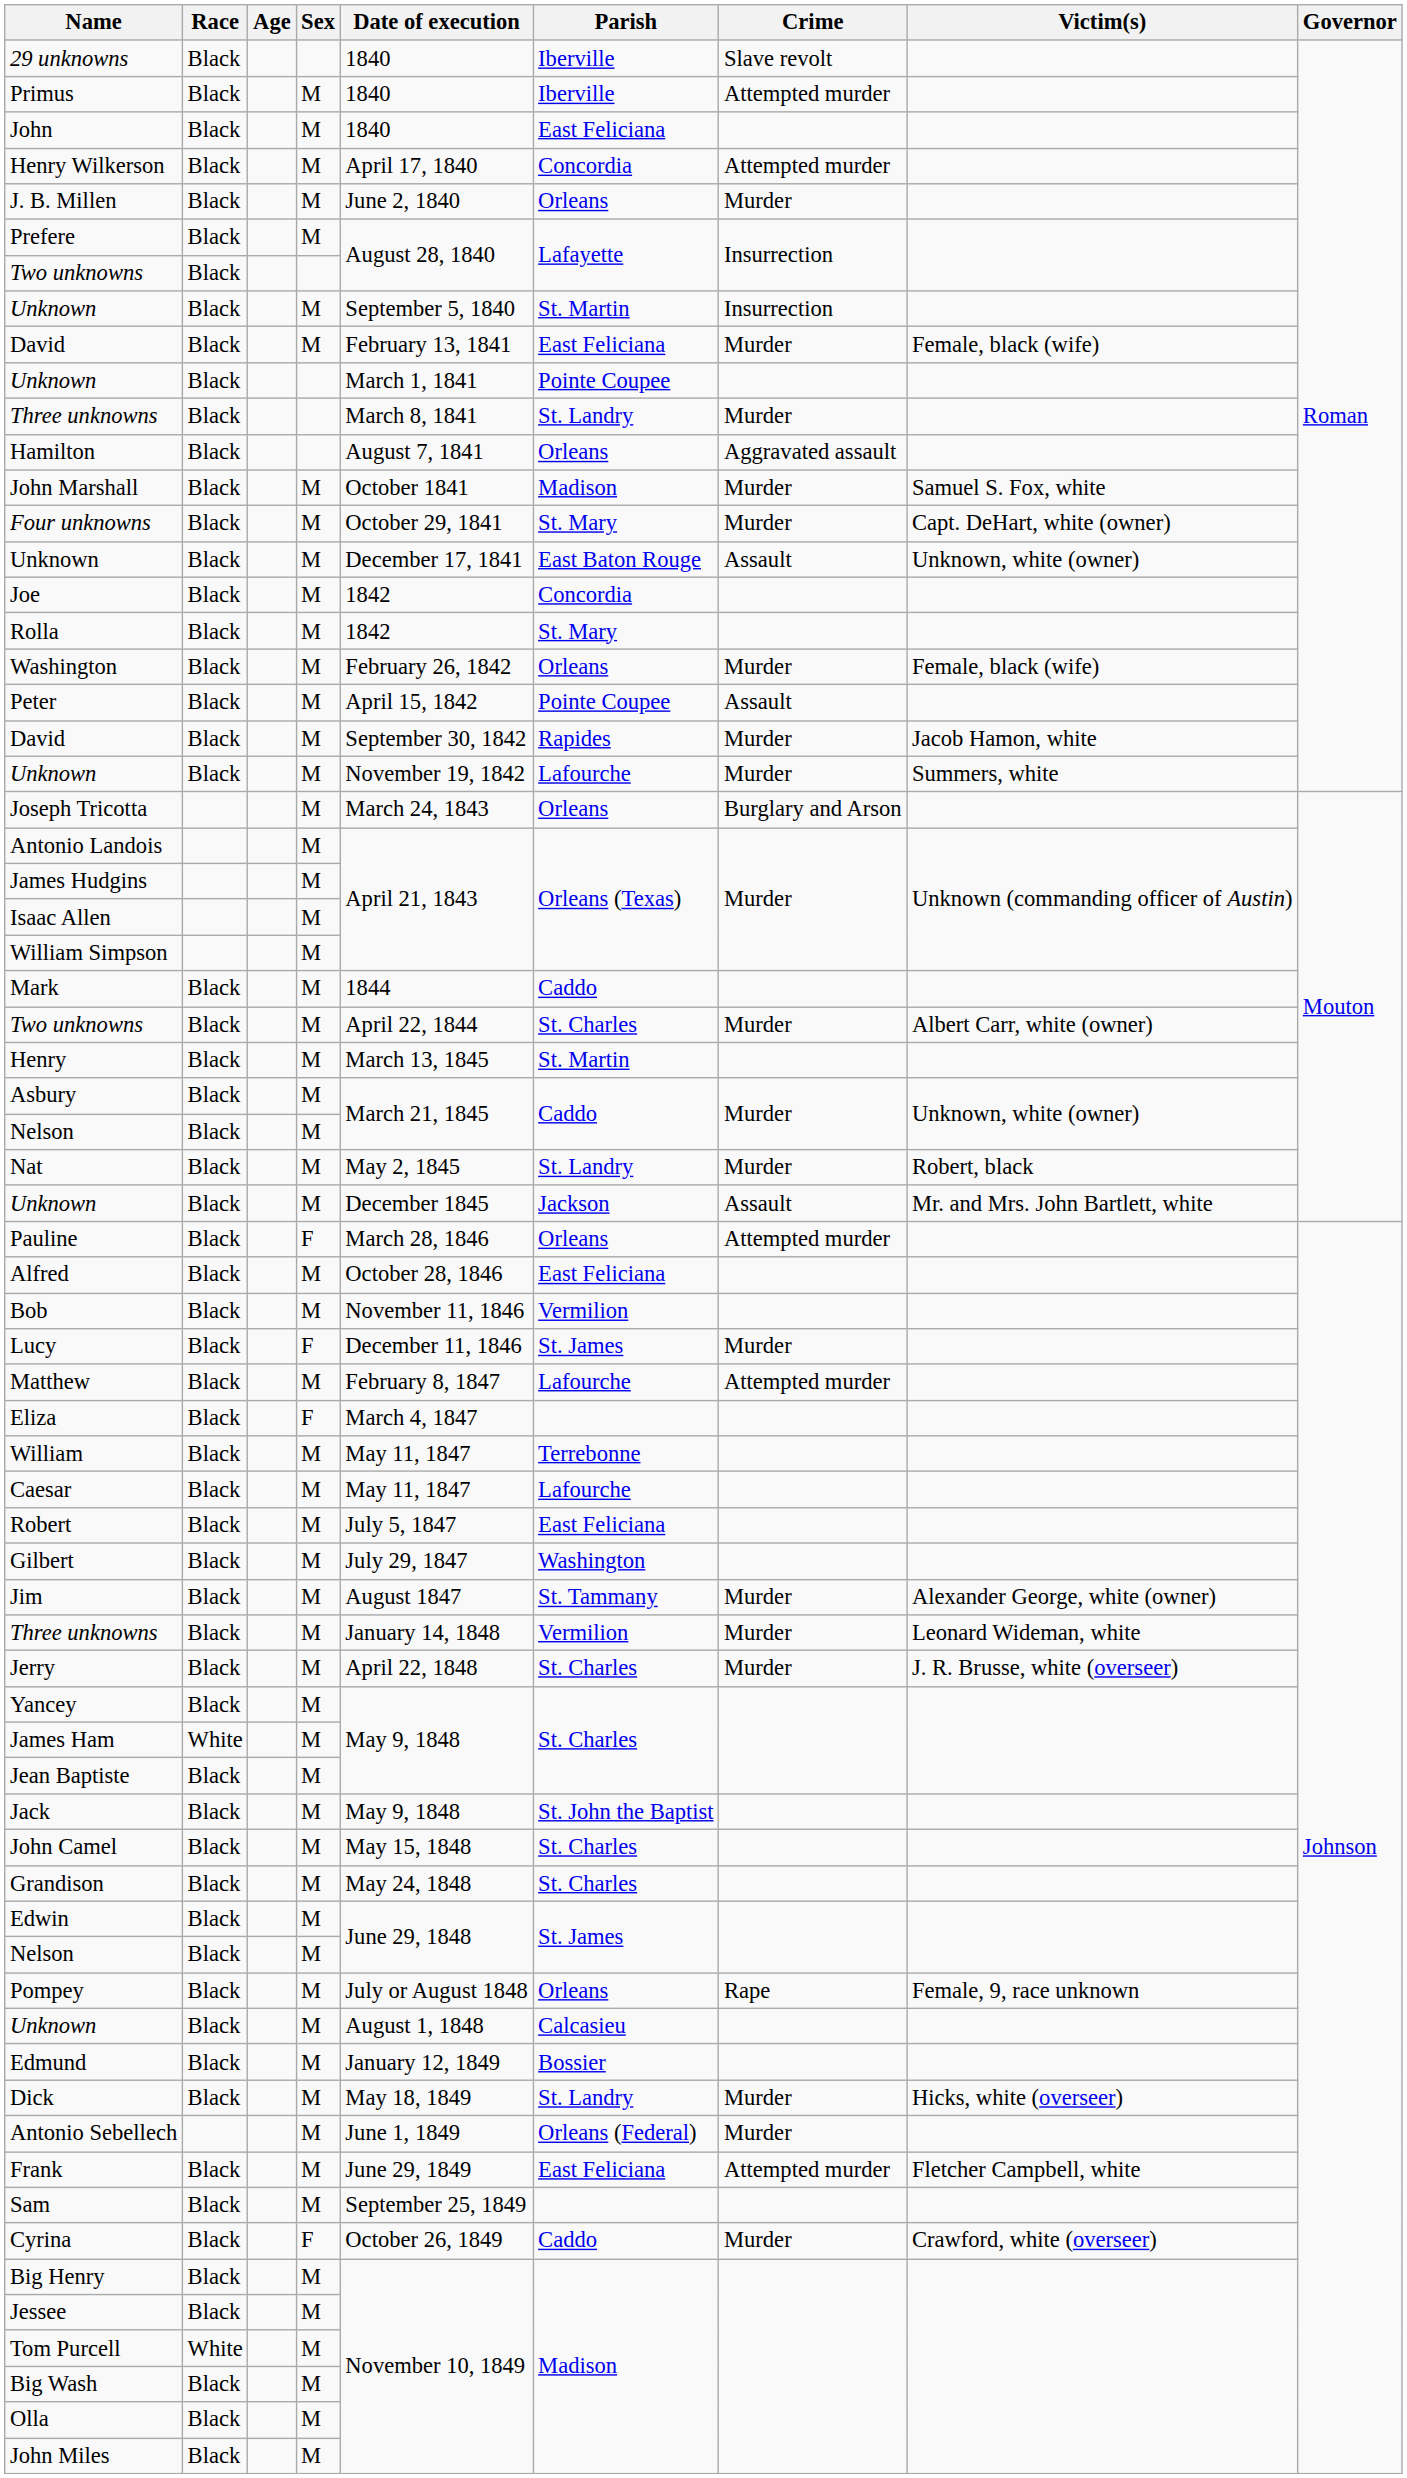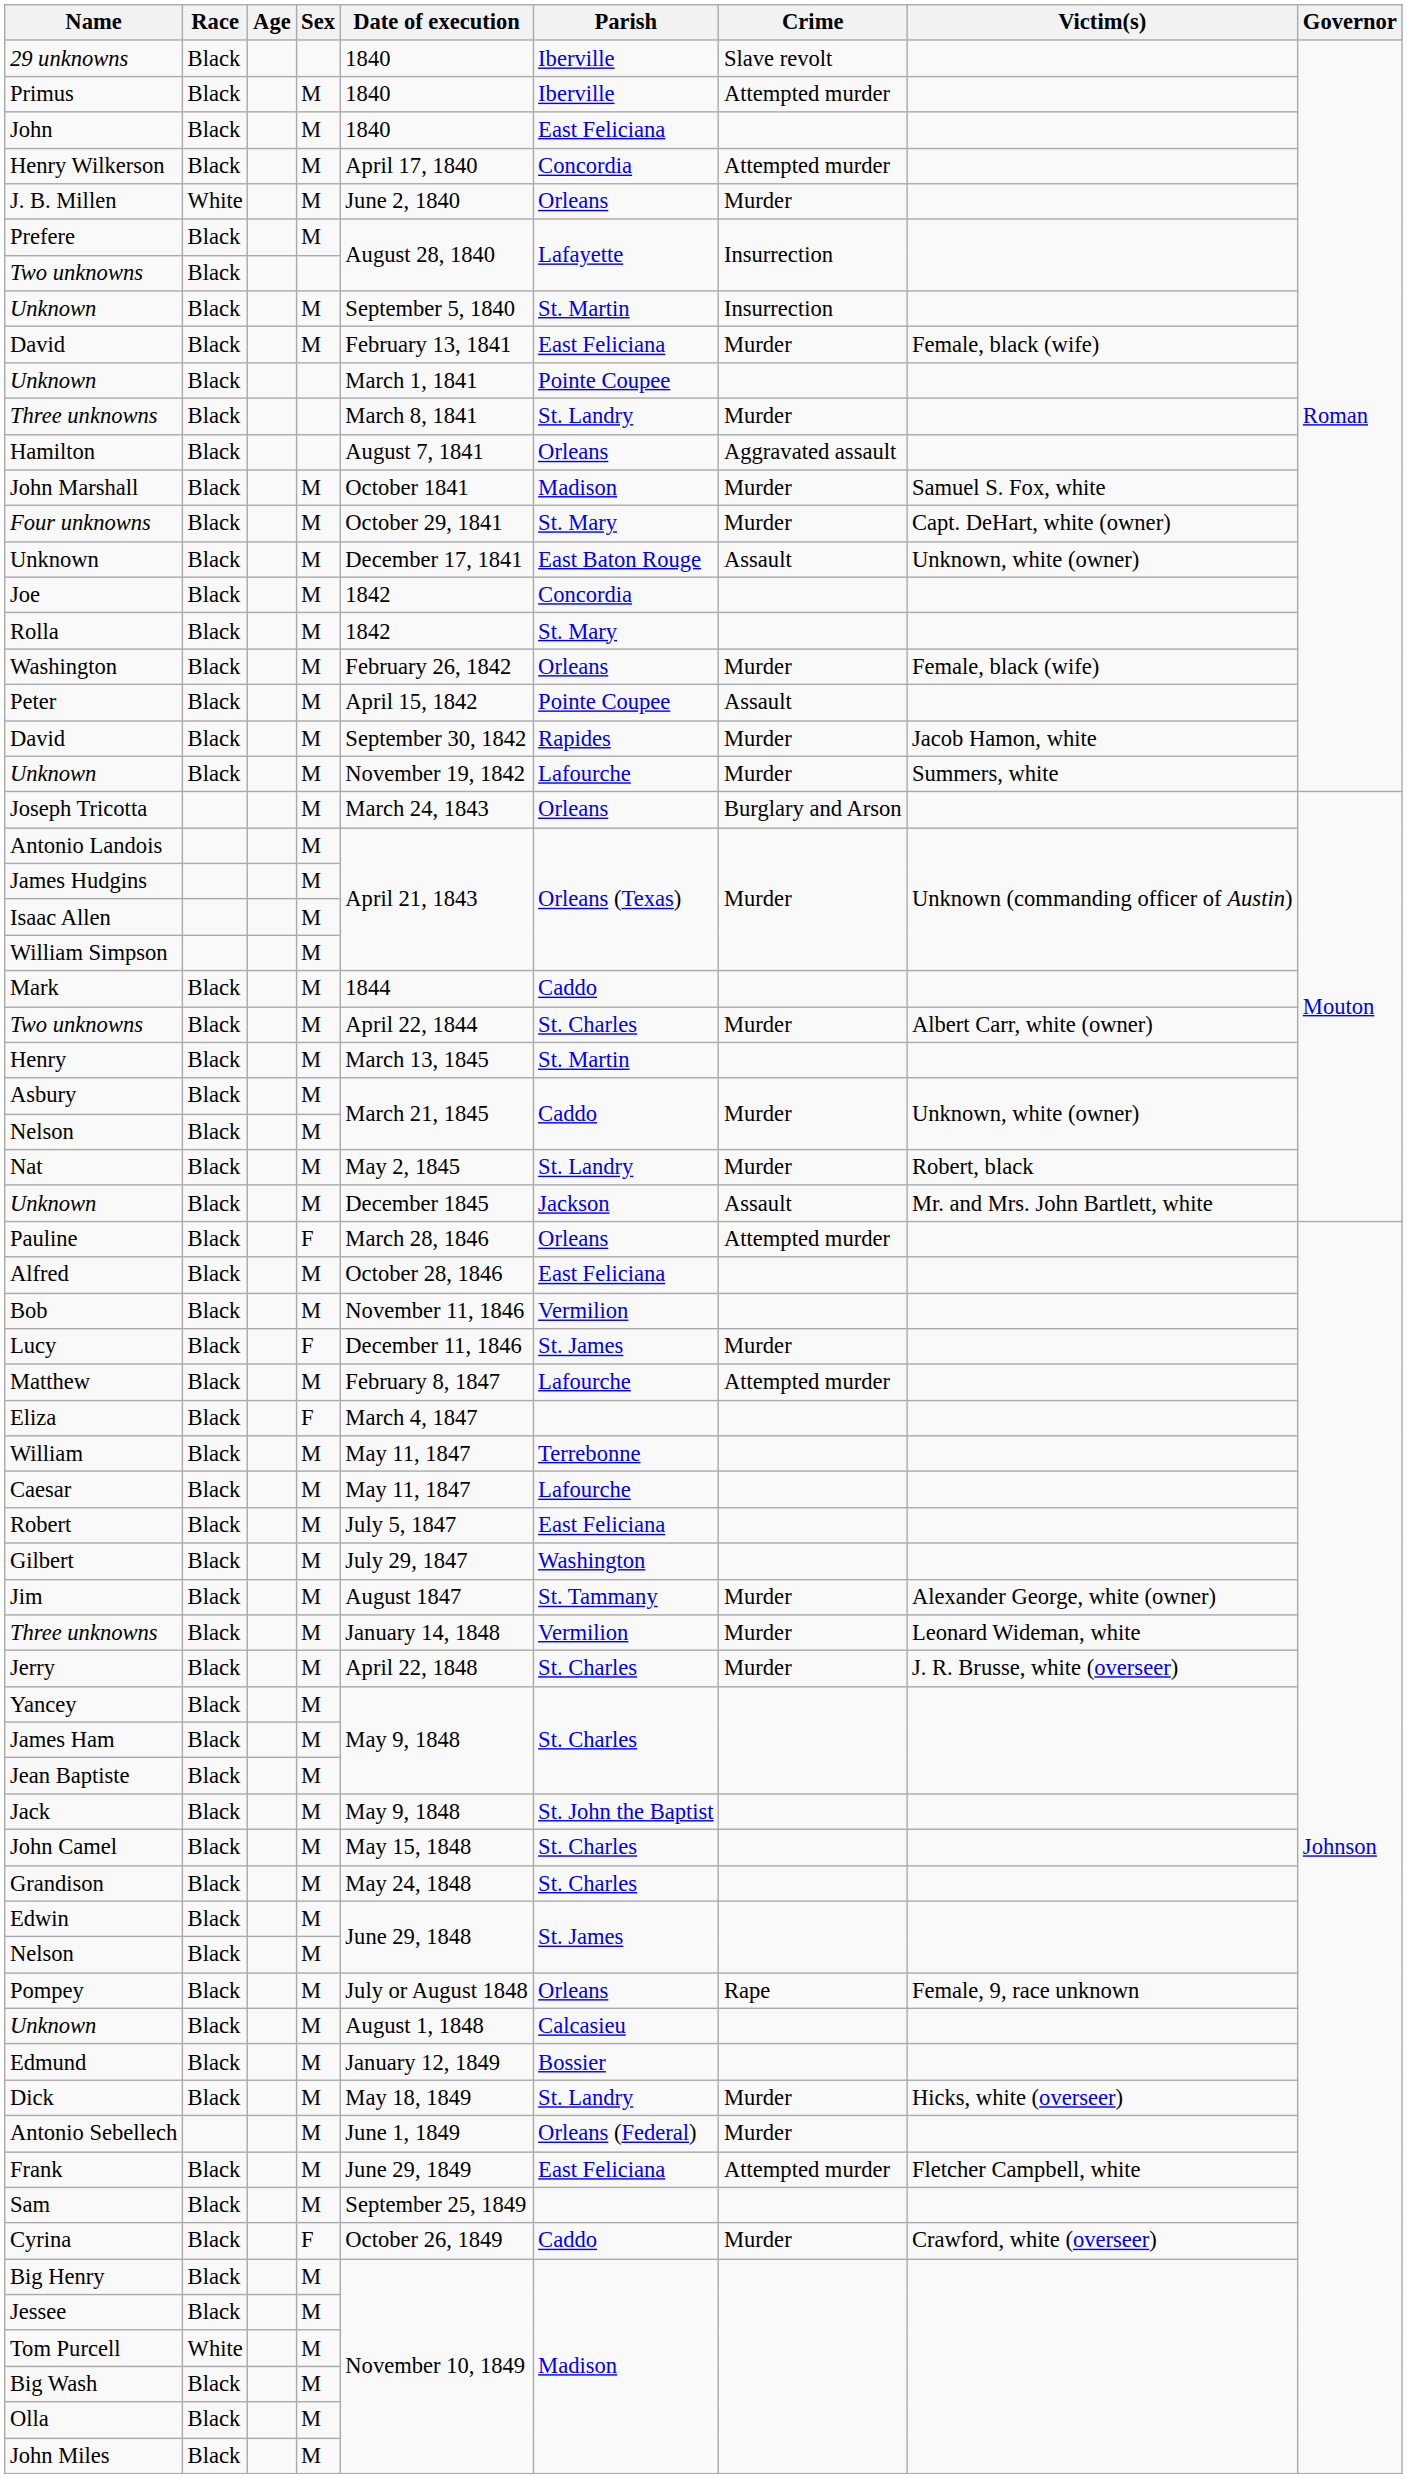(214, 201) Black -> (215, 201) White
(215, 1739) White -> (214, 1739) Black
